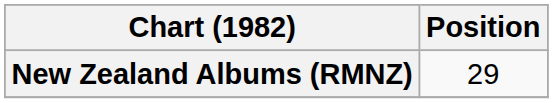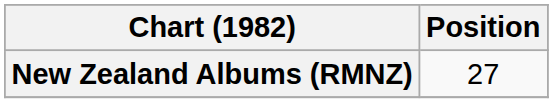(483, 73) 29 -> (483, 73) 27
